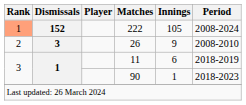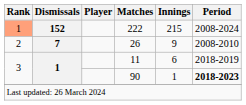(174, 28) 105 -> (174, 28) 215
(57, 44) 3 -> (57, 44) 7
(217, 76) normal -> (217, 76) bold
